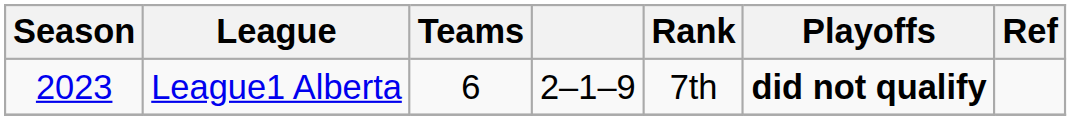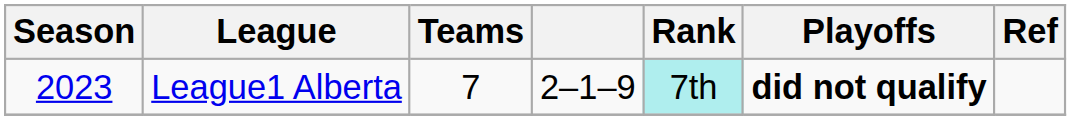(471, 86) 6 -> (471, 86) 7
(694, 86) no background -> (694, 86) paleturquoise background
